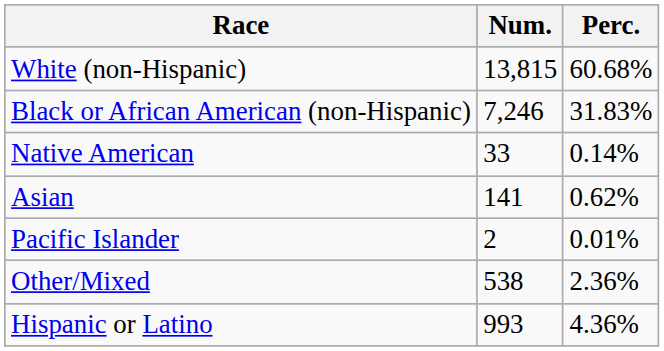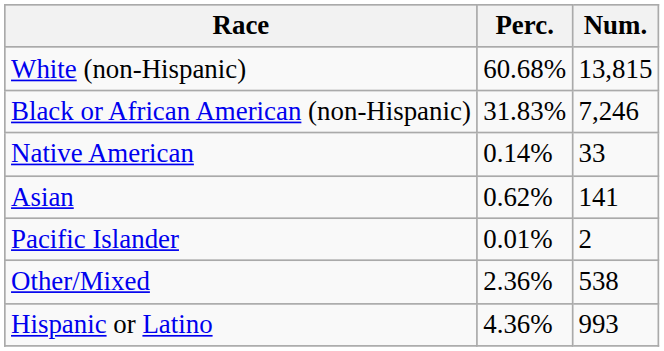columns swapped: (520, 25) <-> (611, 25)
